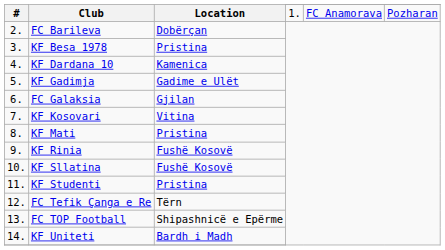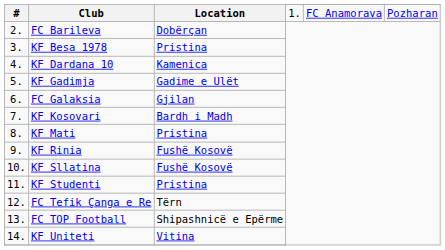(175, 116) Vitina -> (194, 116) Bardh i Madh
(194, 236) Bardh i Madh -> (175, 236) Vitina
